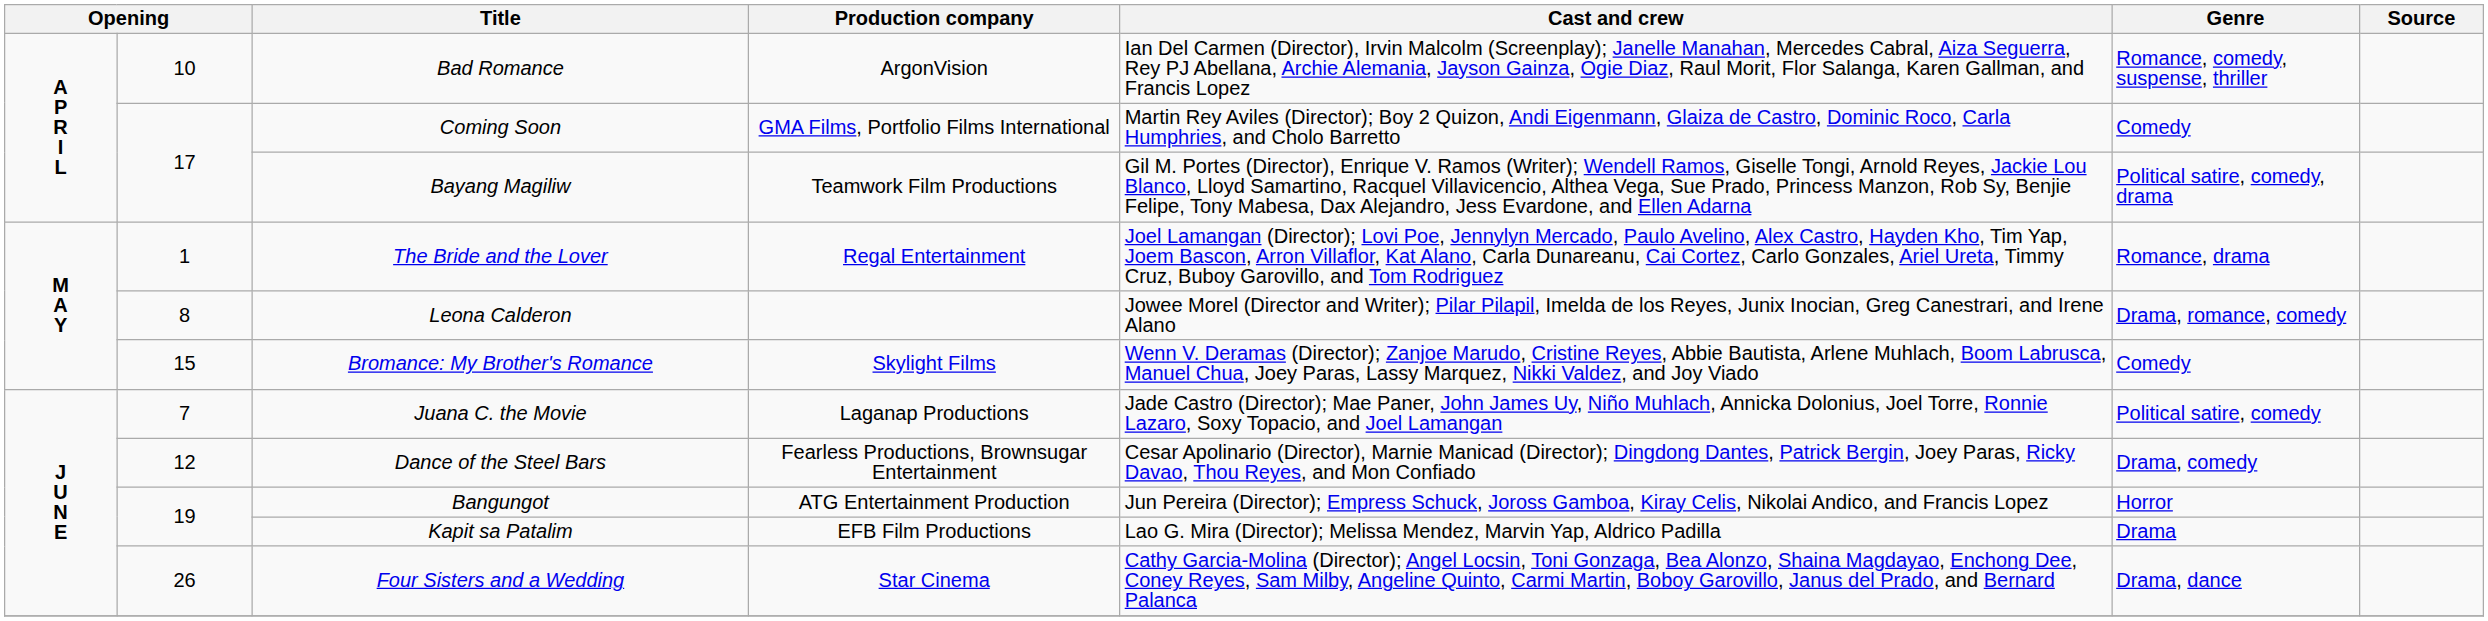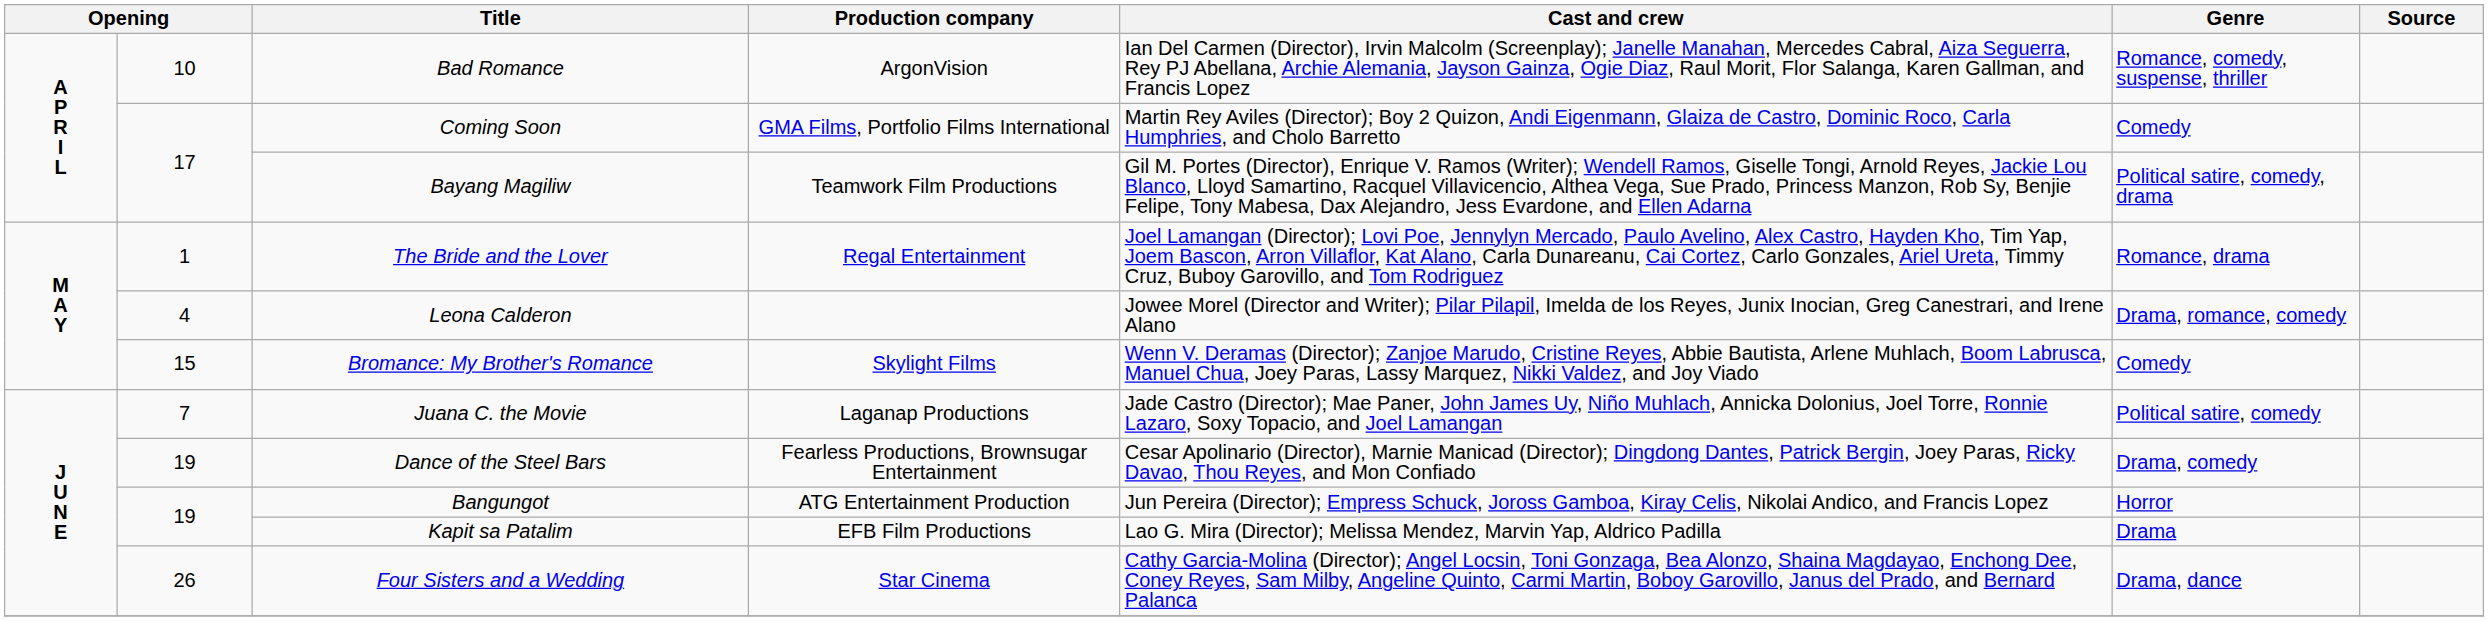(185, 315) 8 -> (185, 315) 4
(185, 462) 12 -> (185, 462) 19
